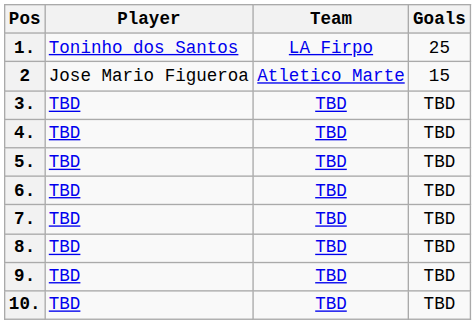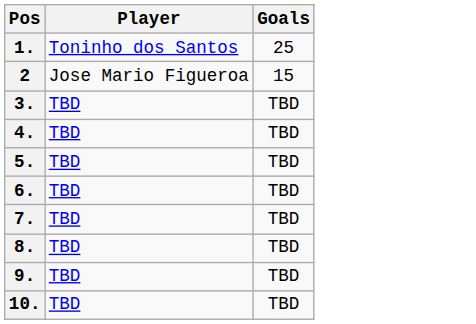- column: (331, 19)
